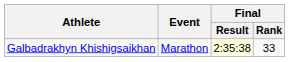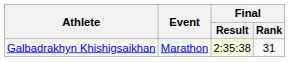(269, 48) 33 -> (269, 48) 31
